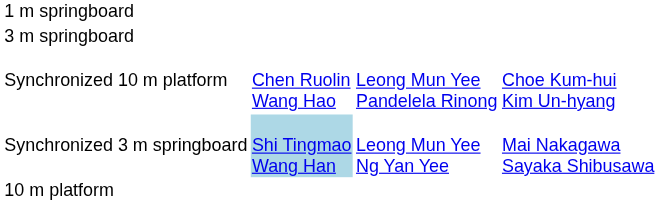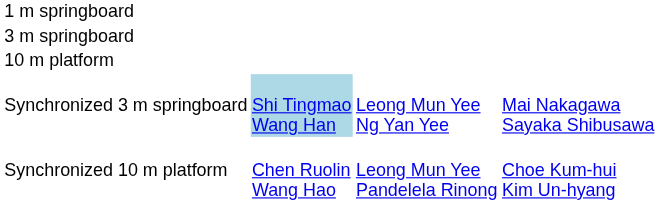rows swapped: (59, 190) <-> (116, 80)
